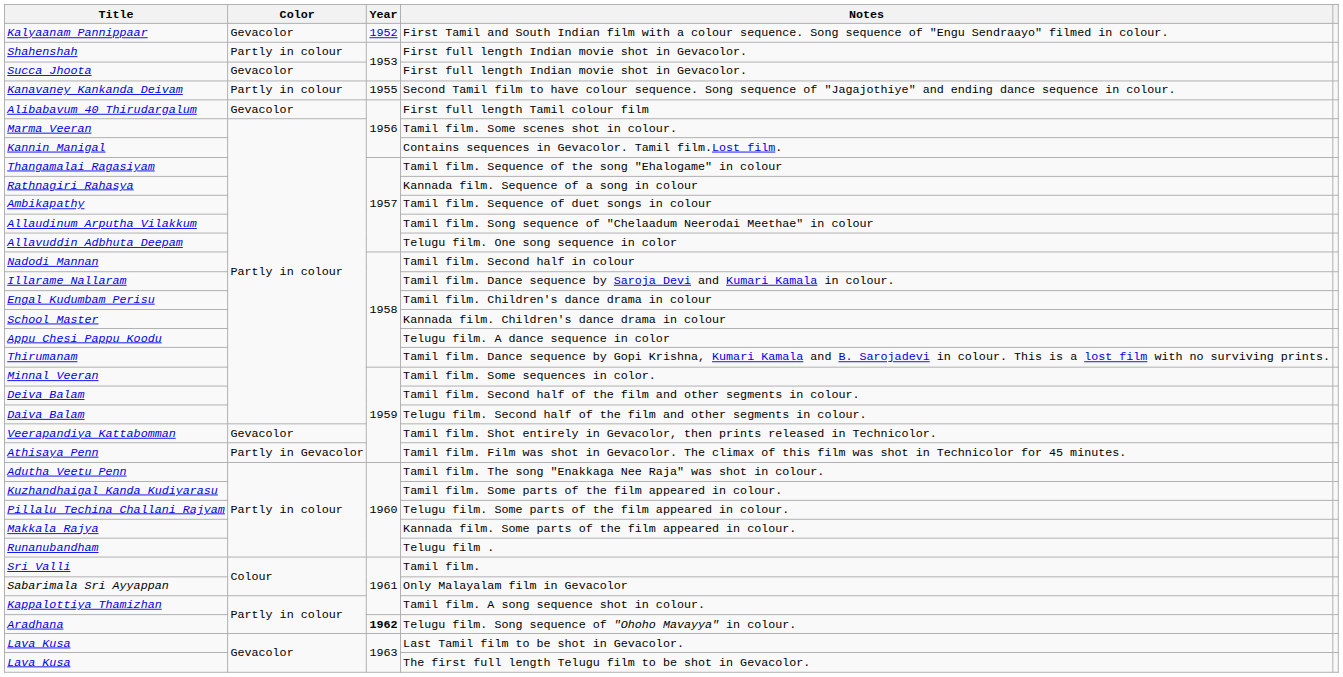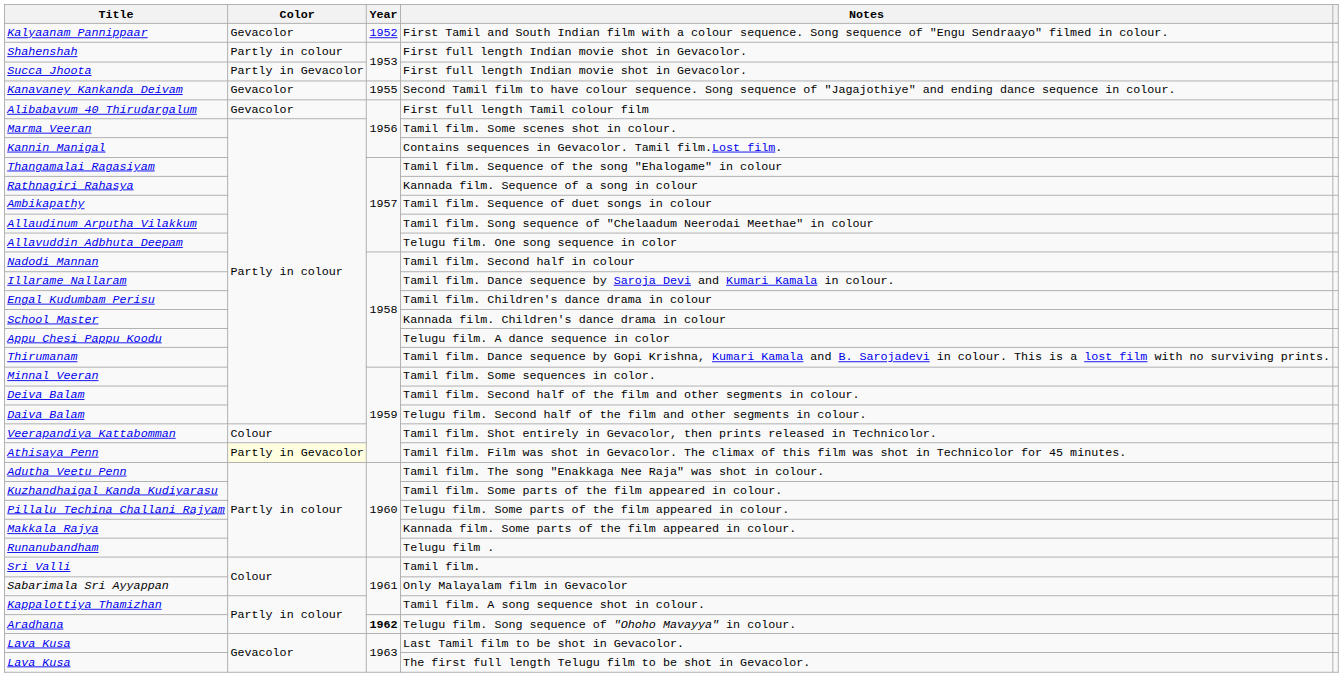(262, 71) Gevacolor -> (297, 71) Partly in Gevacolor
(287, 90) Partly in colour -> (262, 90) Gevacolor
(262, 433) Gevacolor -> (252, 433) Colour
(297, 453) no background -> (297, 453) lightyellow background
